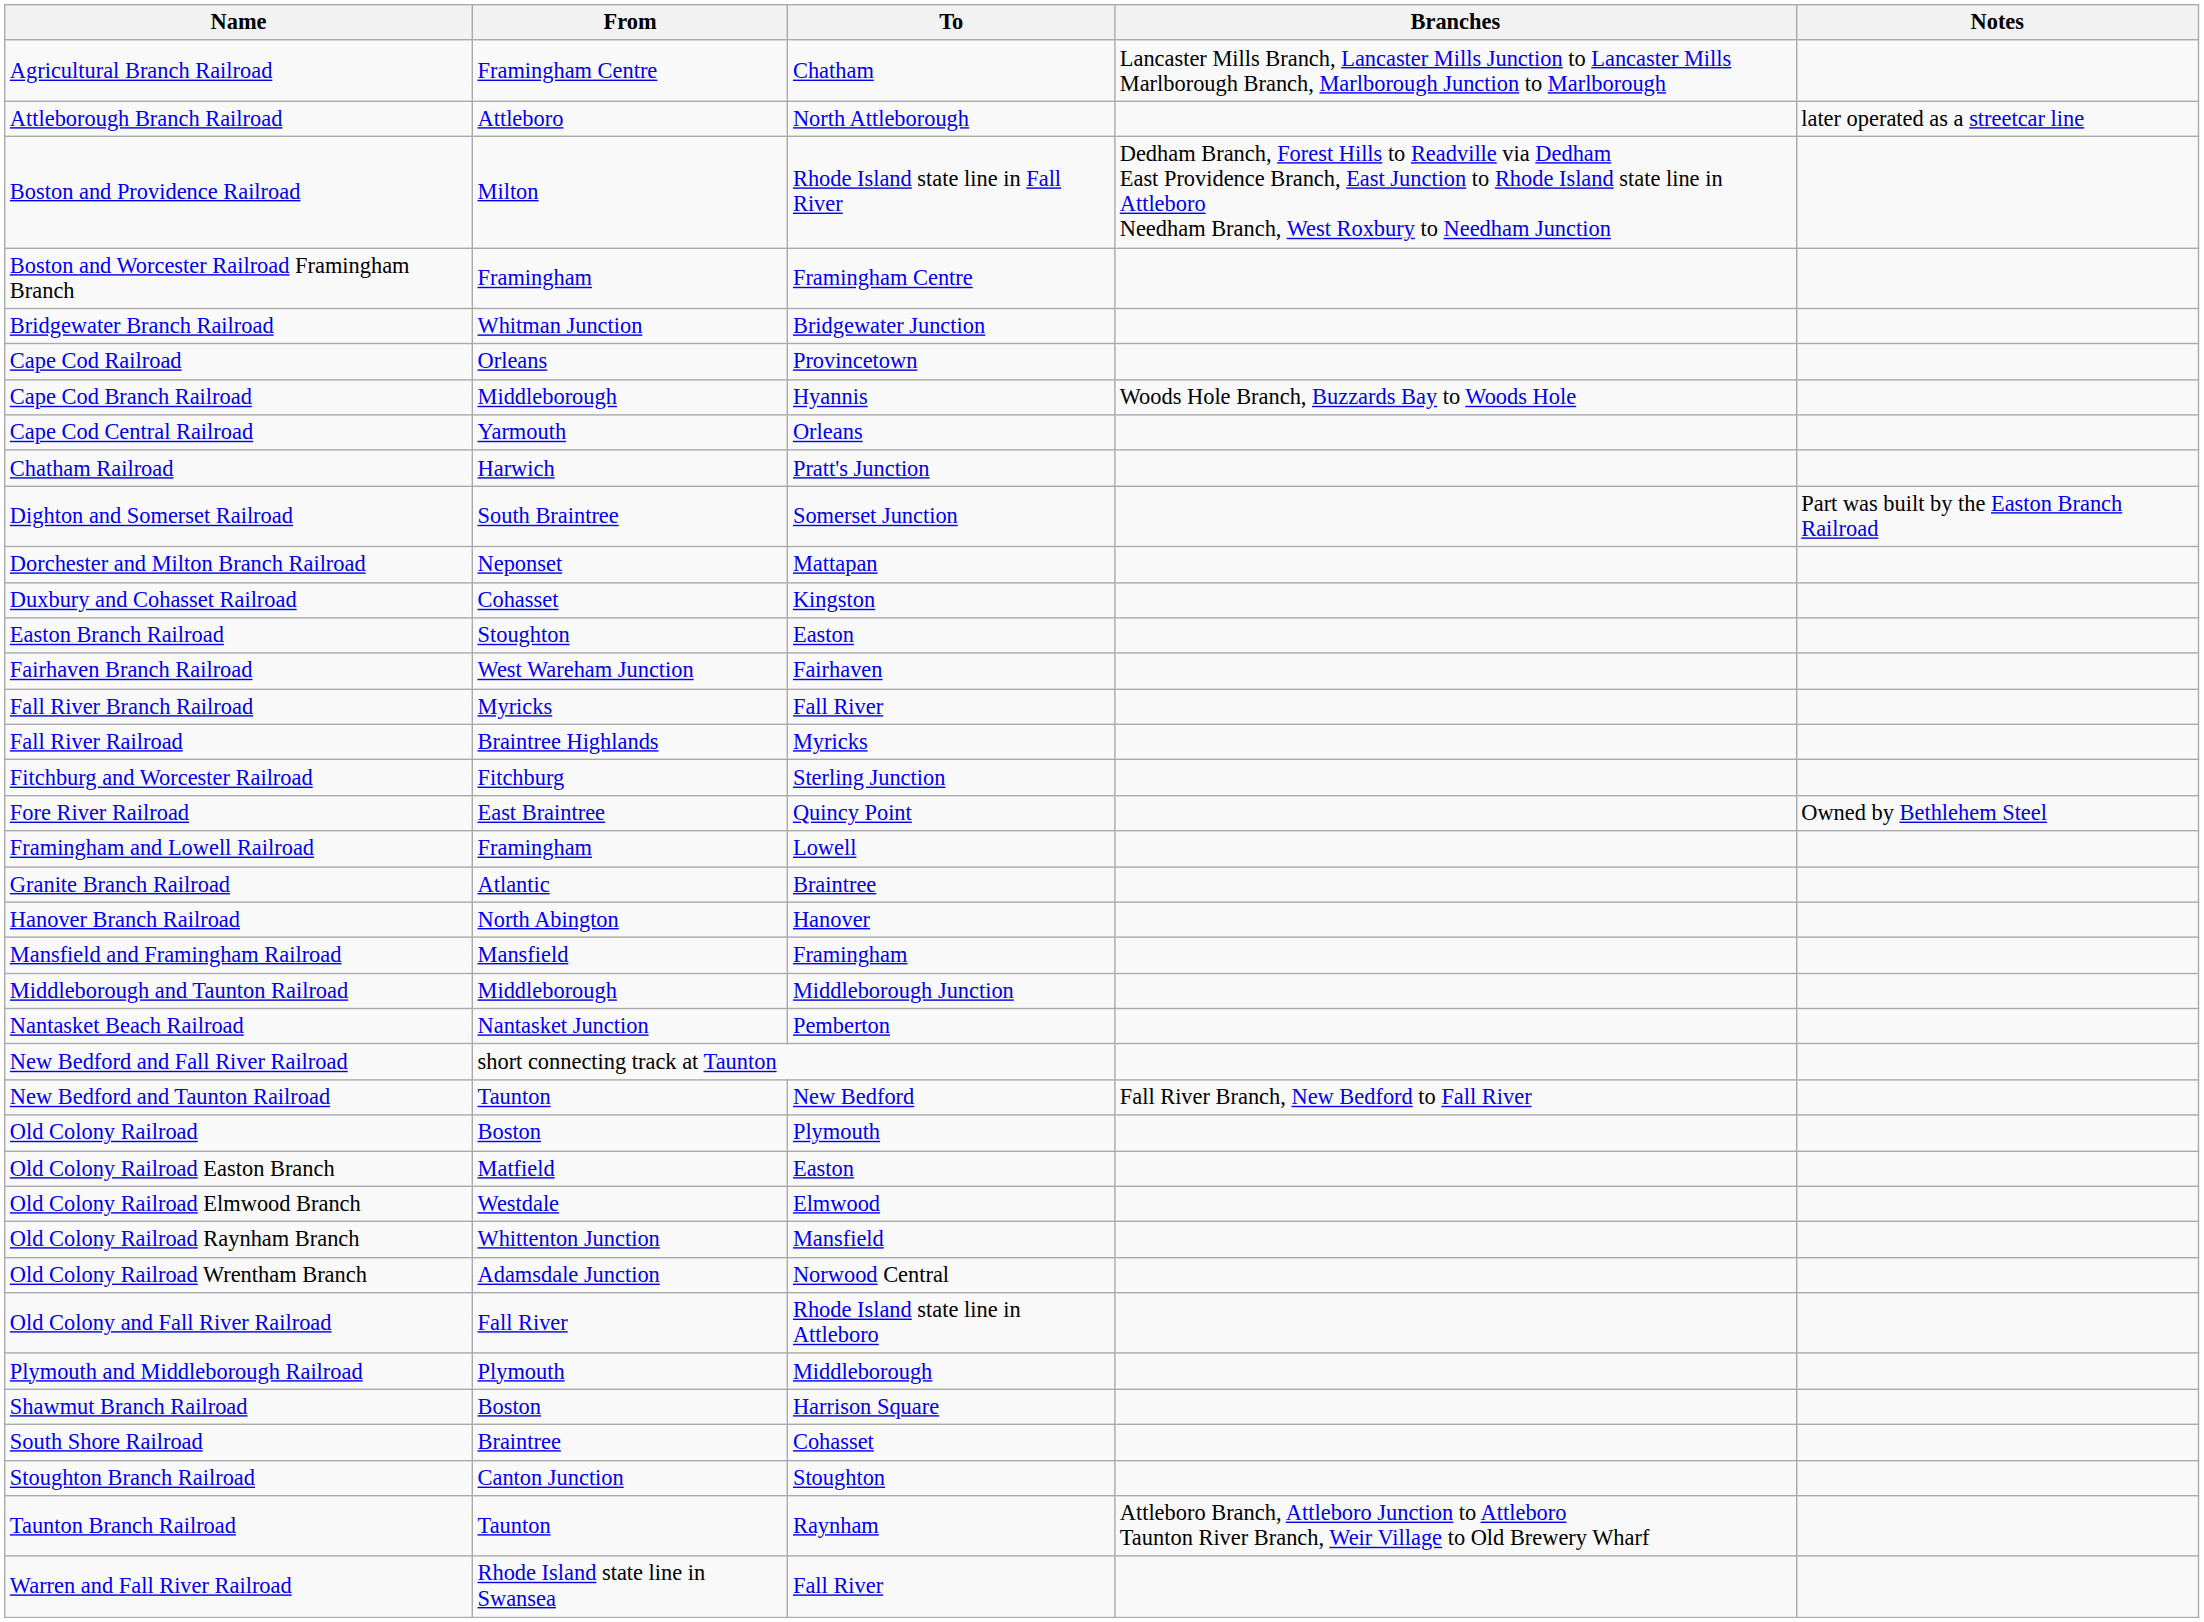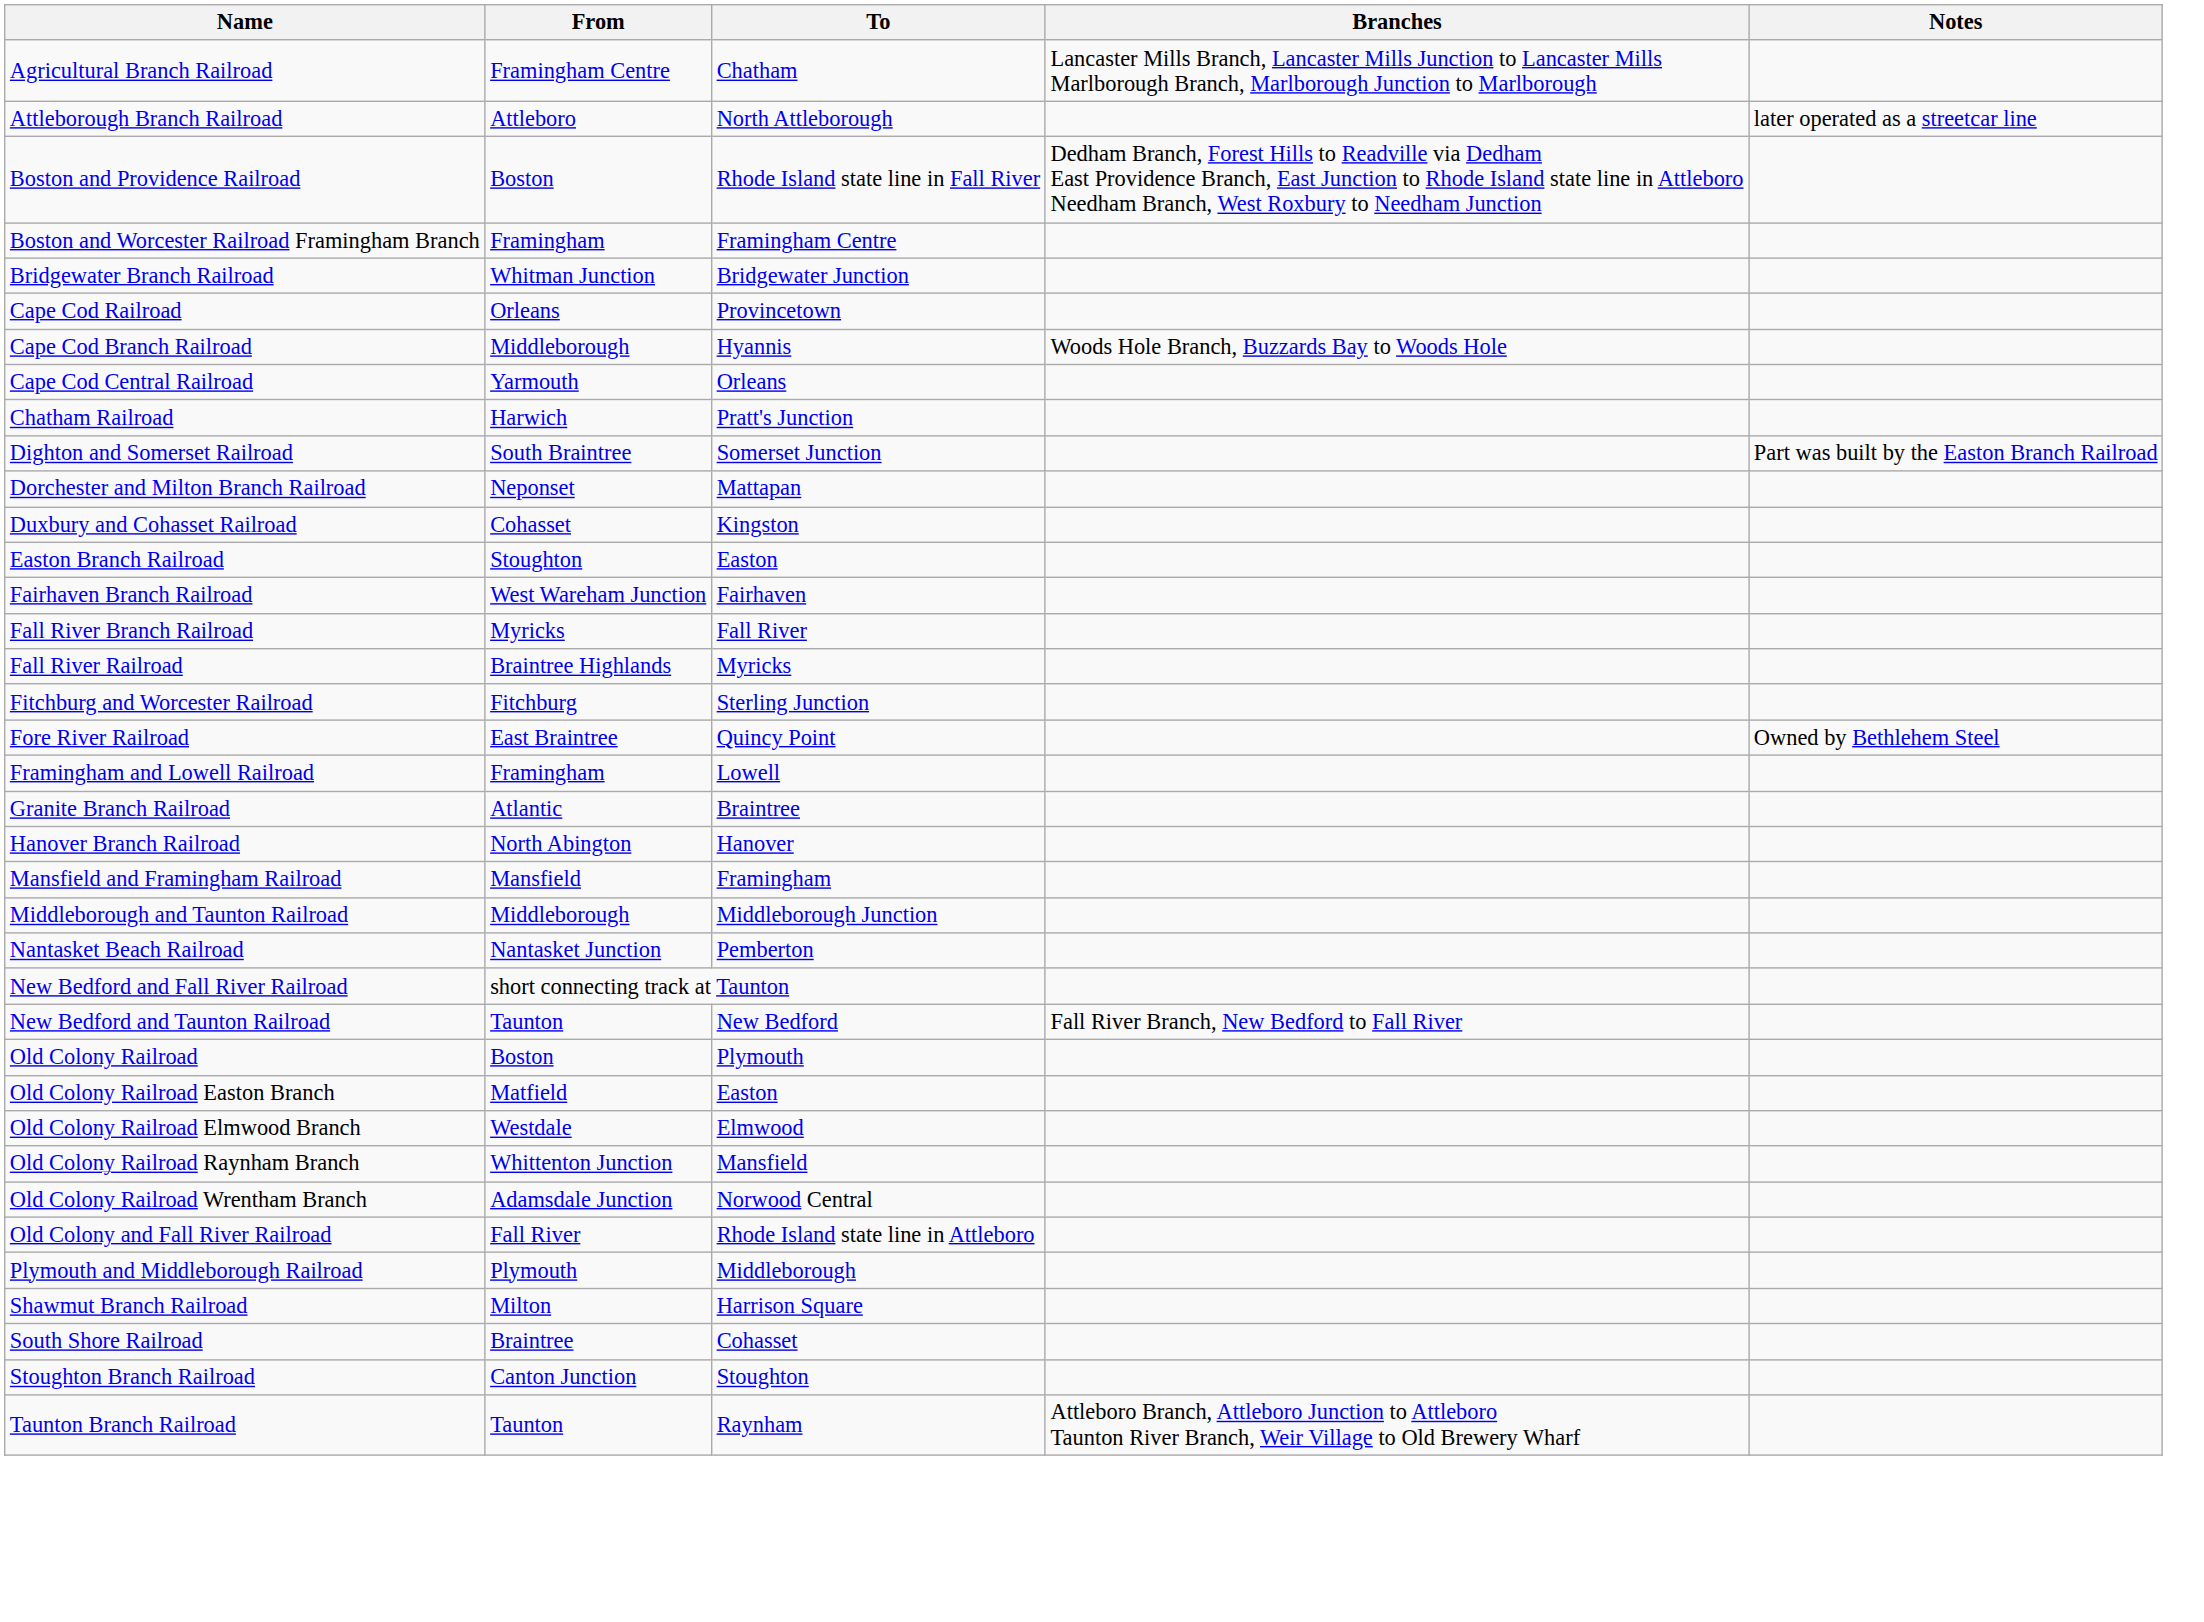(508, 191) Milton -> (522, 179) Boston
(509, 1406) Boston -> (521, 1305) Milton
- row: (151, 1586)
